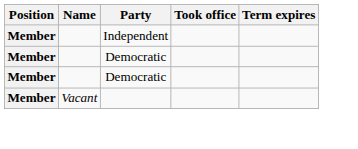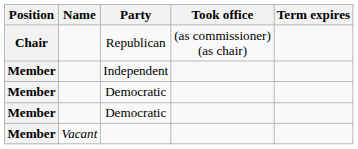+ row: (31, 43)
